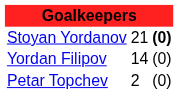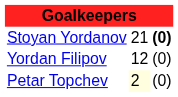(139, 59) 14 -> (139, 59) 12
(135, 81) no background -> (135, 81) lightyellow background
